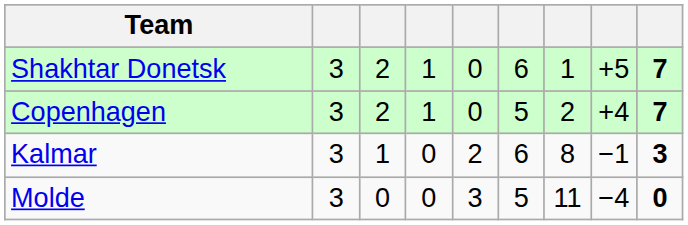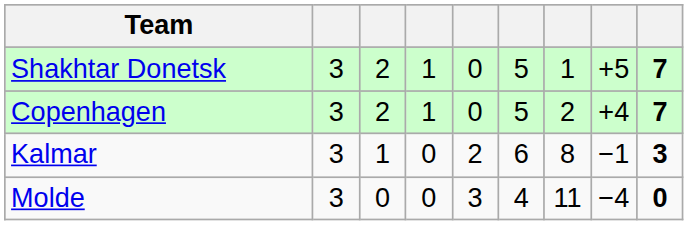(521, 68) 6 -> (521, 68) 5
(521, 197) 5 -> (521, 197) 4
